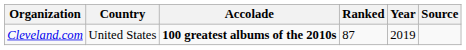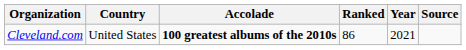(349, 34) 87 -> (349, 34) 86
(403, 34) 2019 -> (403, 34) 2021
